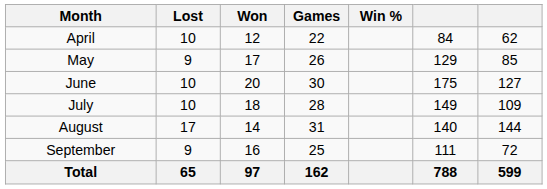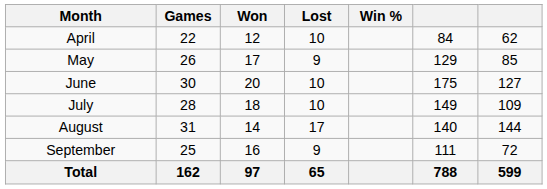columns swapped: (317, 16) <-> (188, 16)
